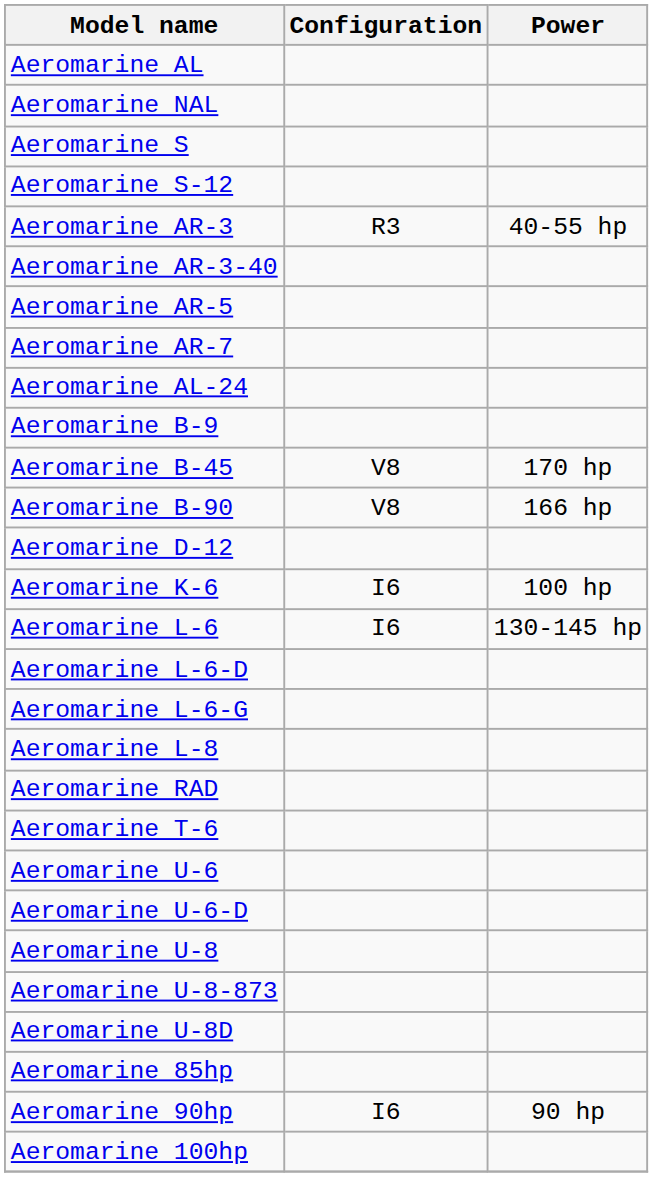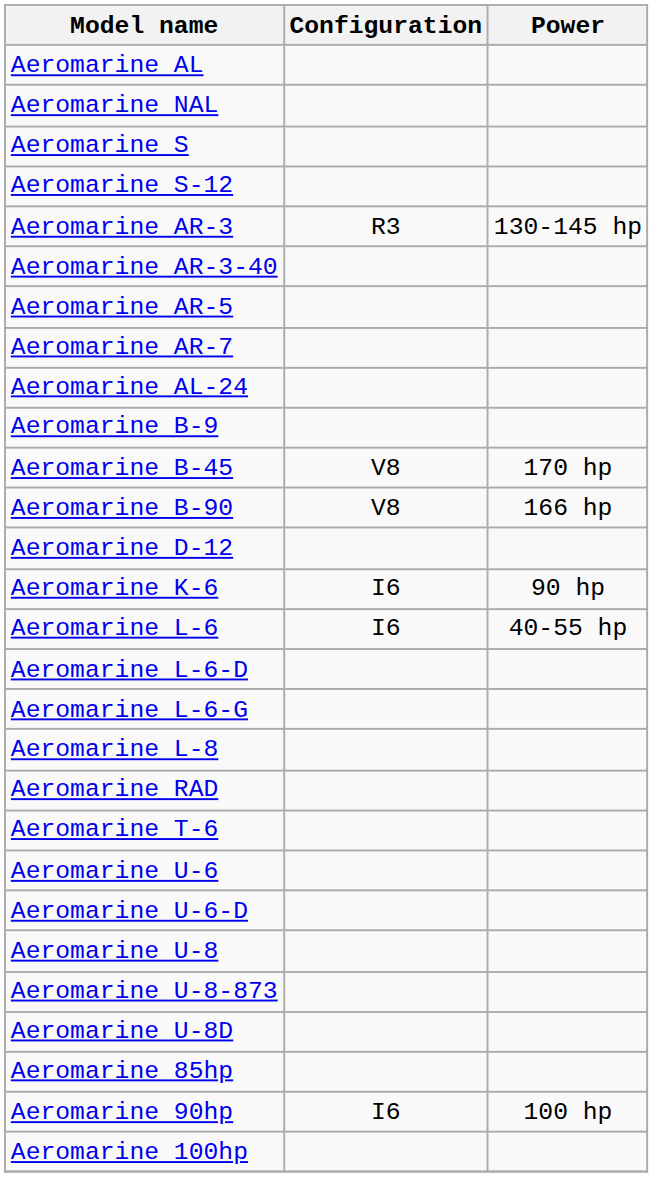(568, 226) 40-55 hp -> (568, 226) 130-145 hp
(568, 589) 100 hp -> (568, 589) 90 hp
(568, 629) 130-145 hp -> (568, 629) 40-55 hp
(568, 1112) 90 hp -> (568, 1112) 100 hp
